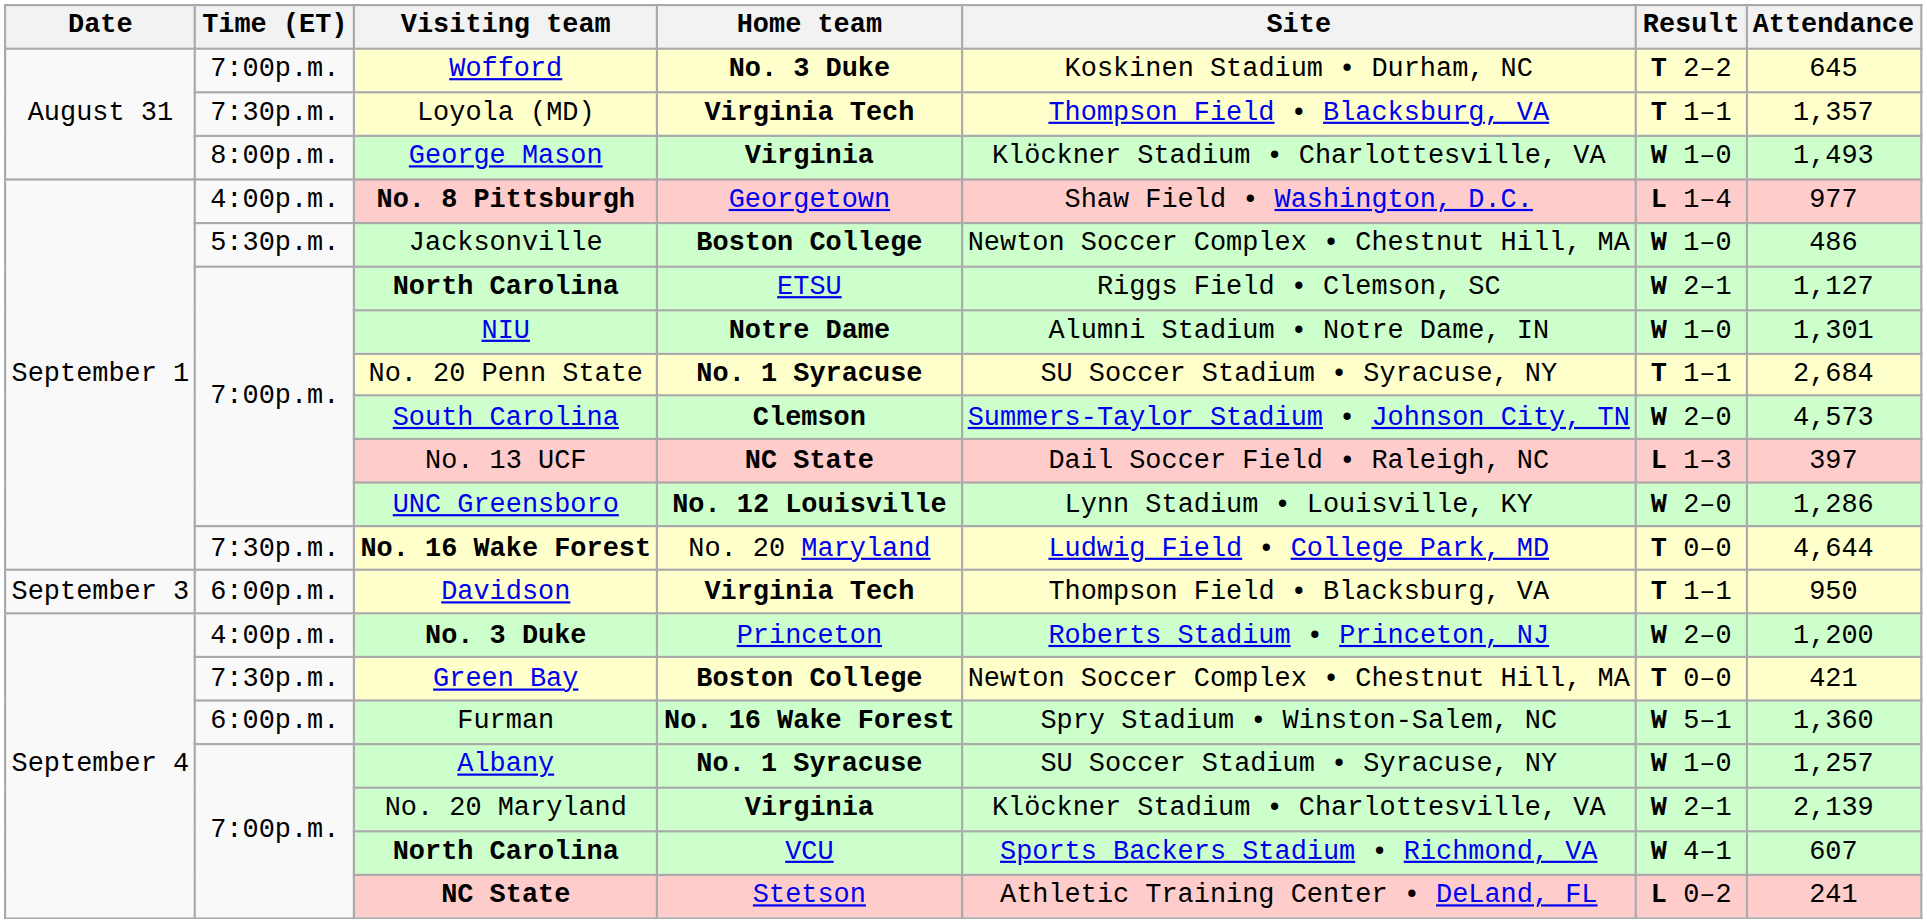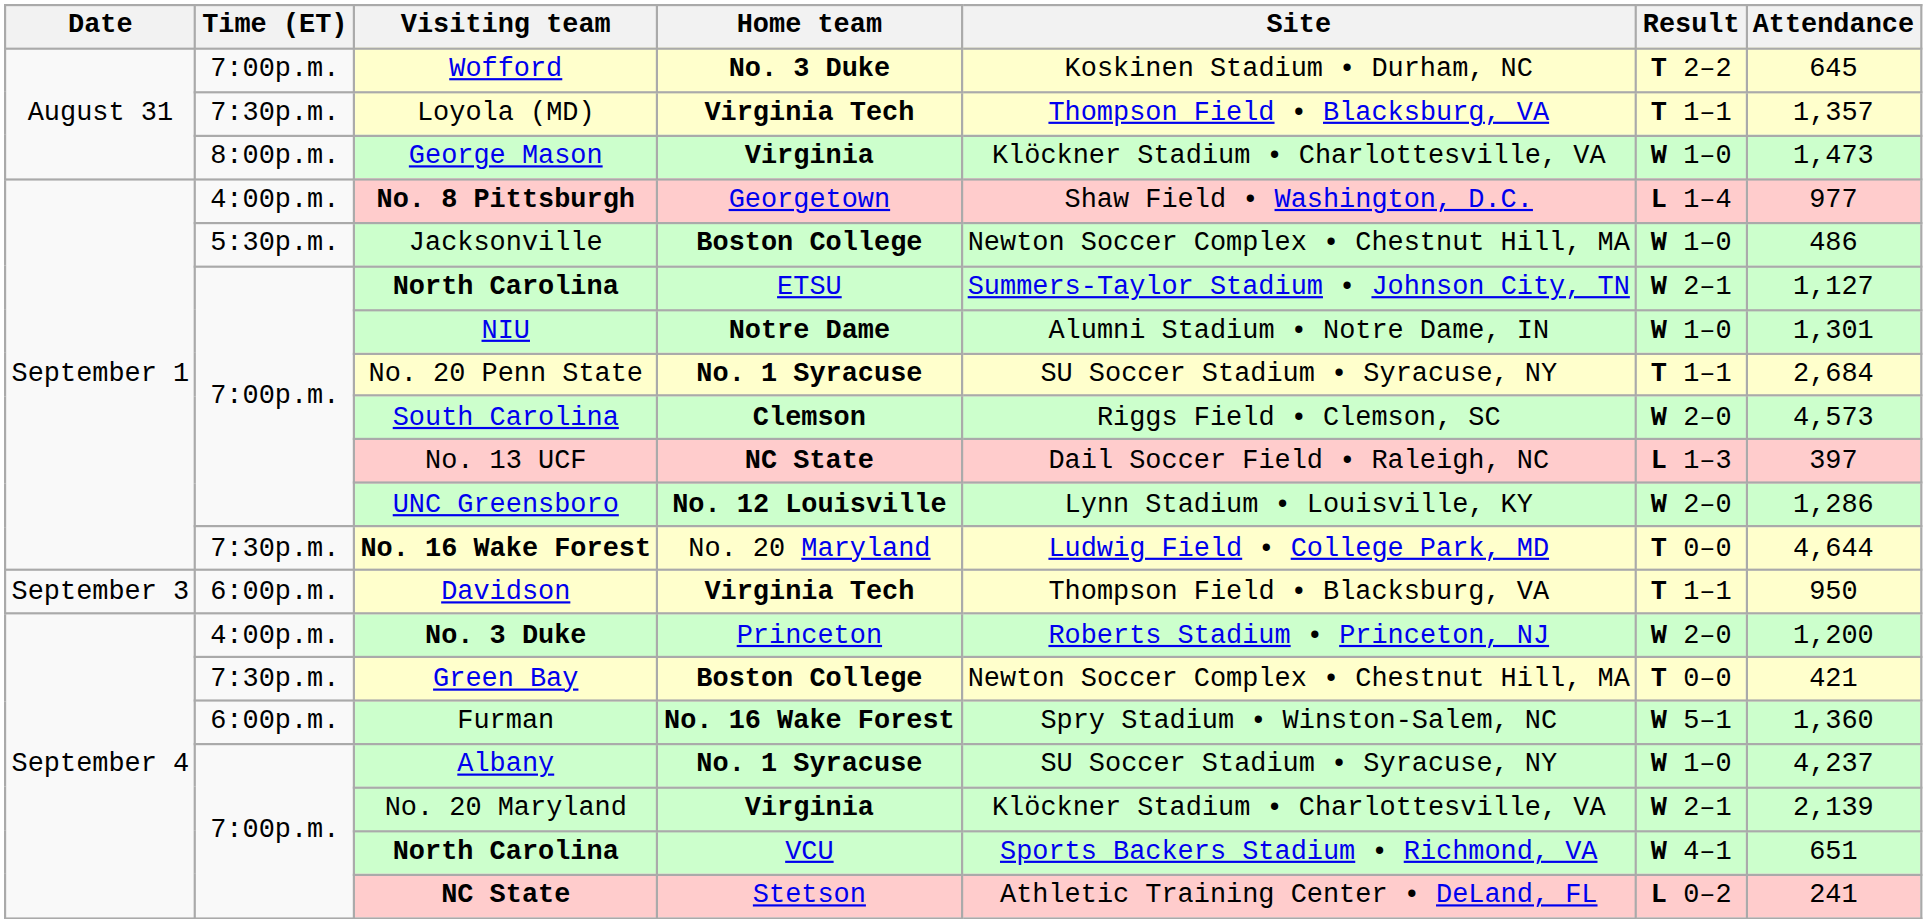(1833, 158) 1,493 -> (1833, 158) 1,473
(1299, 288) Riggs Field • Clemson, SC -> (1299, 288) Summers-Taylor Stadium • Johnson City, TN
(1299, 418) Summers-Taylor Stadium • Johnson City, TN -> (1299, 418) Riggs Field • Clemson, SC
(1833, 766) 1,257 -> (1833, 766) 4,237
(1833, 853) 607 -> (1833, 853) 651
